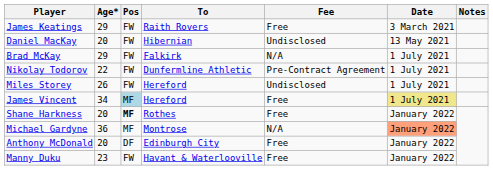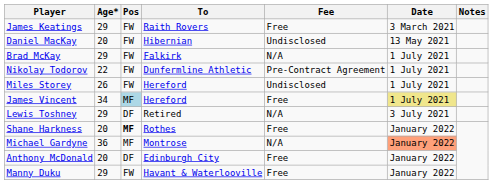+ row: (42, 114)
(103, 158) 23 -> (103, 172) 29
